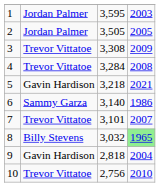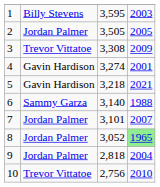(55, 13) Jordan Palmer -> (53, 13) Billy Stevens
(57, 66) Trevor Vittatoe -> (59, 66) Gavin Hardison
(112, 66) 3,284 -> (112, 66) 3,274
(141, 66) 2008 -> (141, 66) 2001
(141, 102) 1986 -> (141, 102) 1988
(57, 119) Trevor Vittatoe -> (55, 119) Jordan Palmer
(53, 137) Billy Stevens -> (55, 137) Jordan Palmer
(112, 137) 3,032 -> (112, 137) 3,052
(59, 155) Gavin Hardison -> (55, 155) Jordan Palmer
